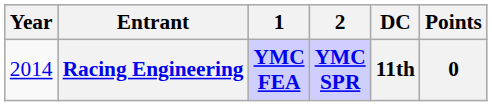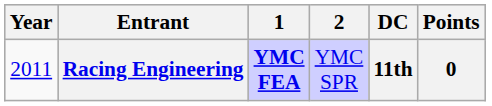(31, 69) 2014 -> (31, 69) 2011
(340, 69) bold -> (339, 69) normal
